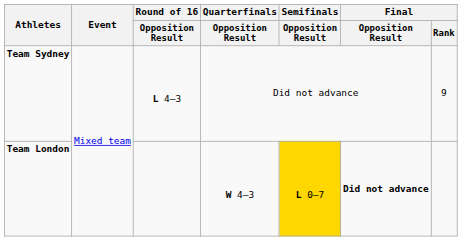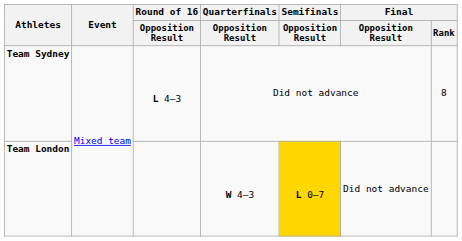(444, 93) 9 -> (444, 93) 8
(386, 188) bold -> (386, 188) normal
